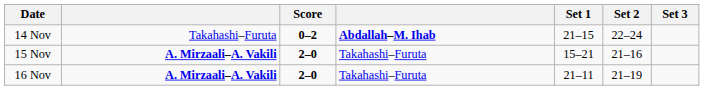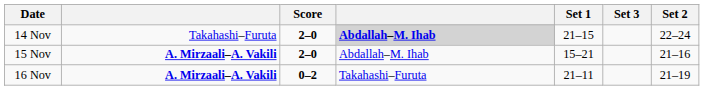columns swapped: (627, 14) <-> (675, 14)
(308, 35) 0–2 -> (308, 35) 2–0
(387, 35) no background -> (387, 35) lightgrey background
(383, 55) Takahashi–Furuta -> (384, 55) Abdallah–M. Ihab
(308, 75) 2–0 -> (308, 75) 0–2
